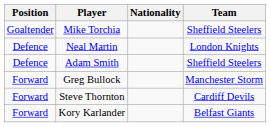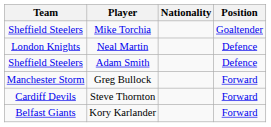columns swapped: (30, 12) <-> (224, 12)
